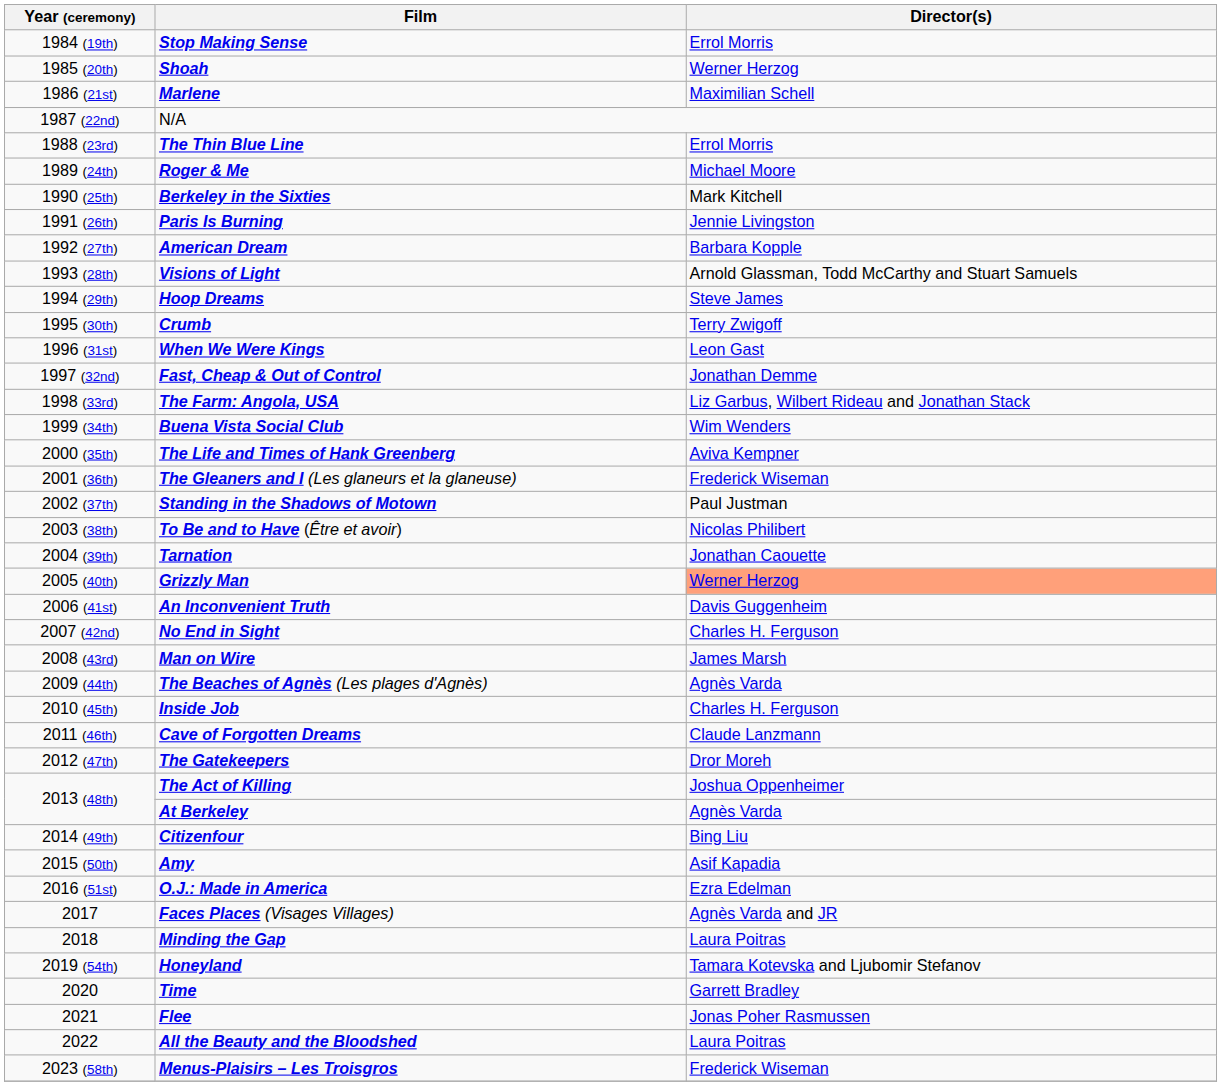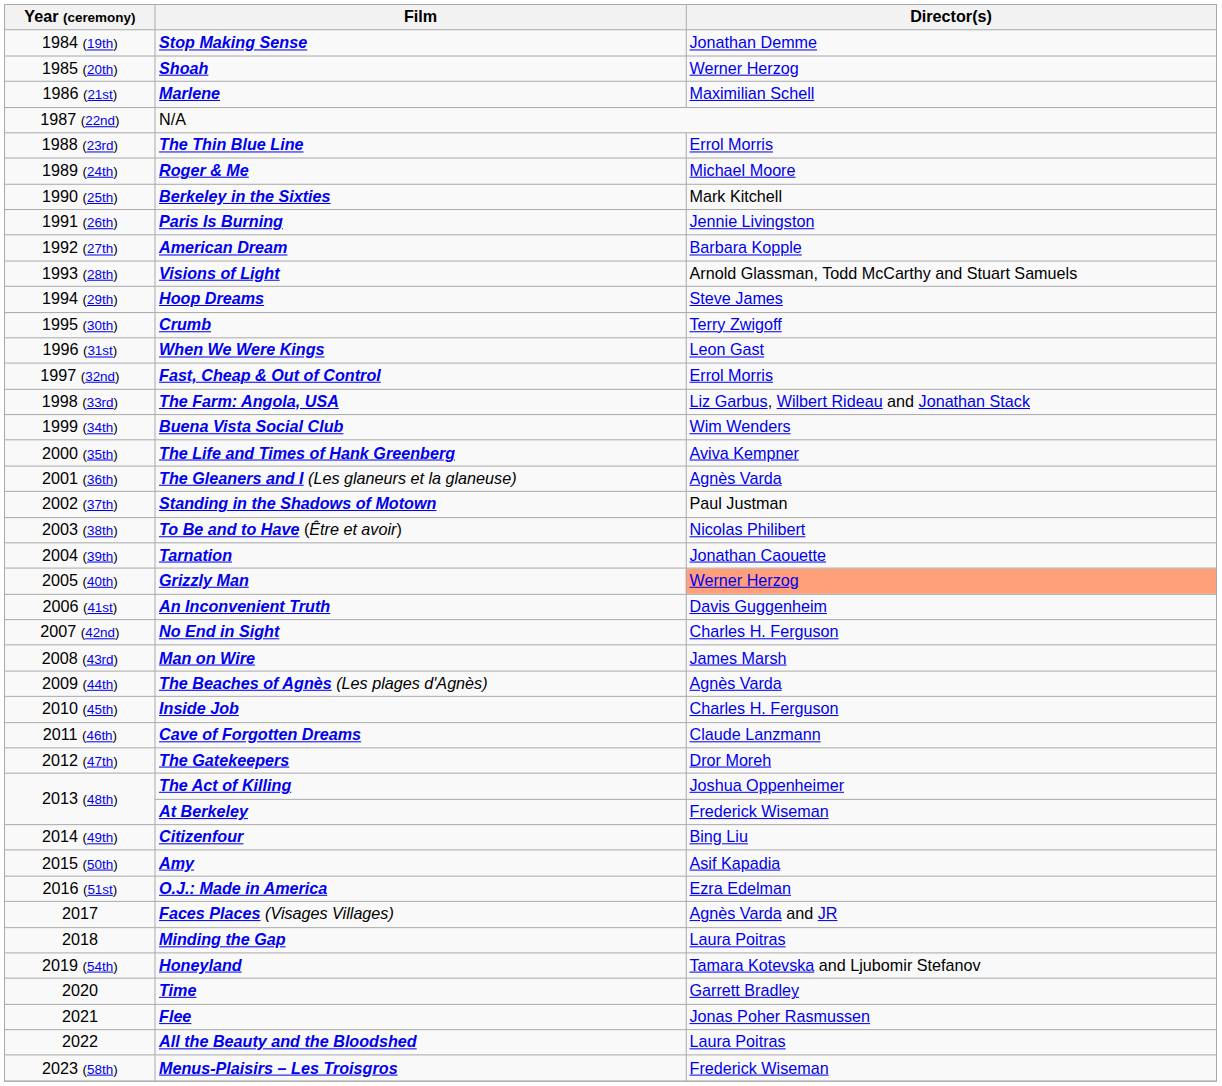(731, 42) Errol Morris -> (753, 42) Jonathan Demme
(753, 376) Jonathan Demme -> (731, 376) Errol Morris
(759, 478) Frederick Wiseman -> (736, 478) Agnès Varda
(736, 811) Agnès Varda -> (759, 811) Frederick Wiseman
